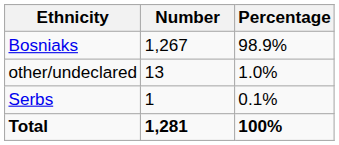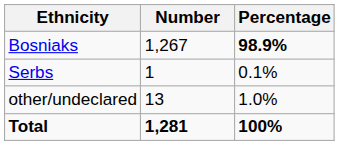(263, 45) normal -> (263, 45) bold
rows swapped: (31, 99) <-> (73, 72)
